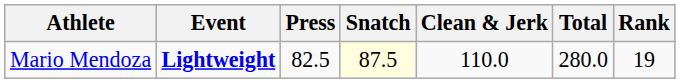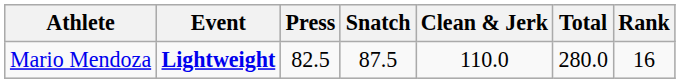(378, 59) lightyellow background -> (378, 59) no background
(644, 59) 19 -> (644, 59) 16
